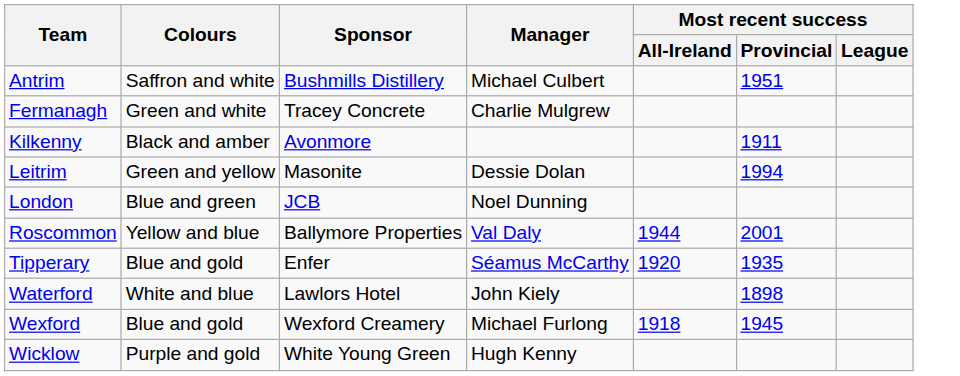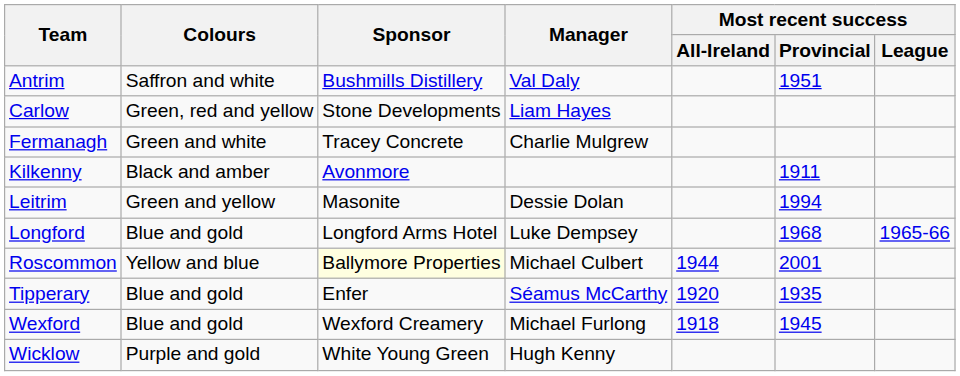(538, 80) Michael Culbert -> (544, 80) Val Daly
+ row: (39, 111)
- row: (41, 202)
+ row: (47, 232)
(373, 232) no background -> (411, 263) lightyellow background
(506, 232) Val Daly -> (576, 263) Michael Culbert
- row: (51, 293)
